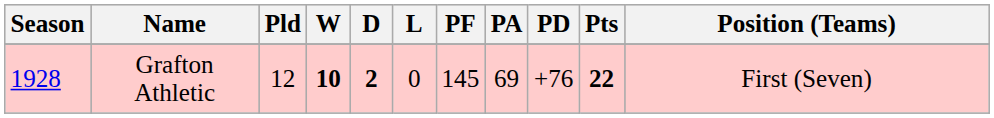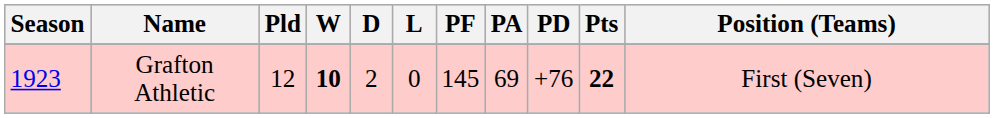(36, 78) 1928 -> (36, 78) 1923
(371, 78) bold -> (371, 78) normal
